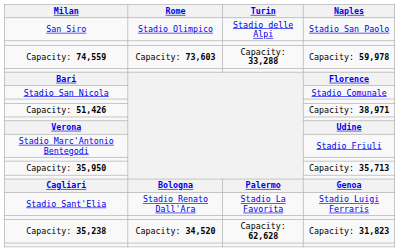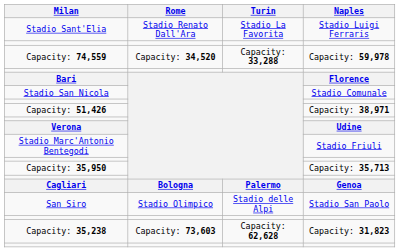rows swapped: (66, 29) <-> (66, 204)
(175, 57) Capacity: 73,603 -> (175, 57) Capacity: 34,520
(175, 231) Capacity: 34,520 -> (175, 231) Capacity: 73,603
